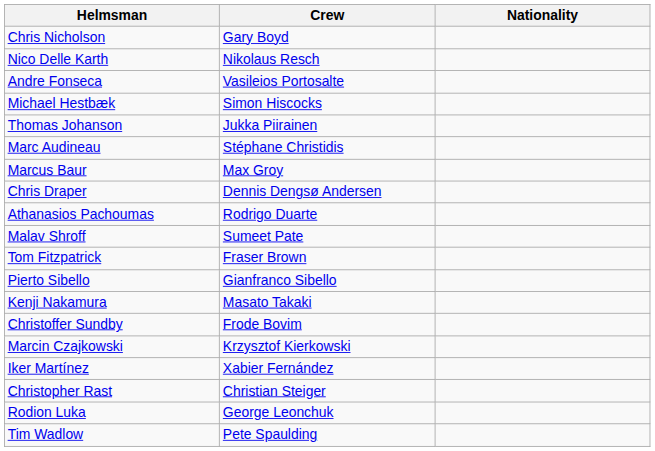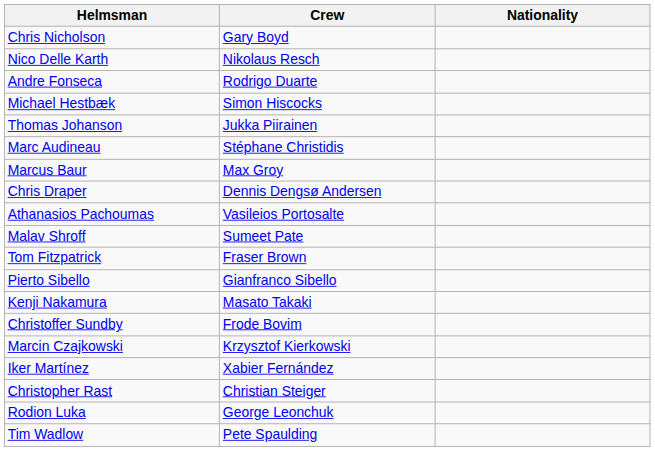(283, 81) Vasileios Portosalte -> (270, 81) Rodrigo Duarte
(270, 214) Rodrigo Duarte -> (283, 214) Vasileios Portosalte
